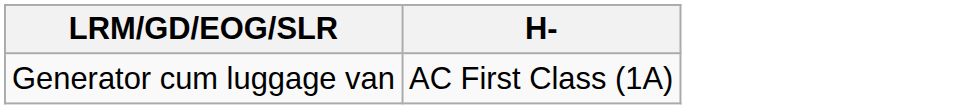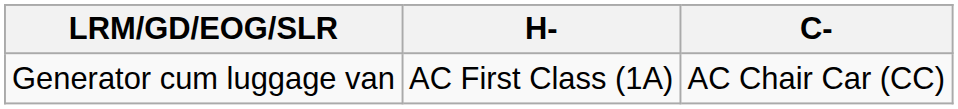+ column: (816, 28)
